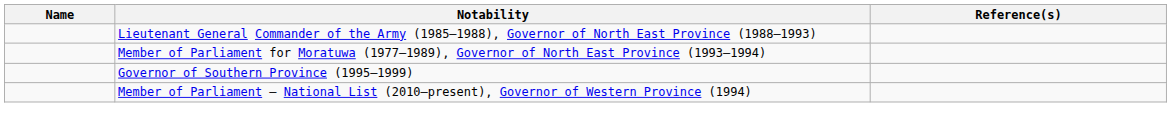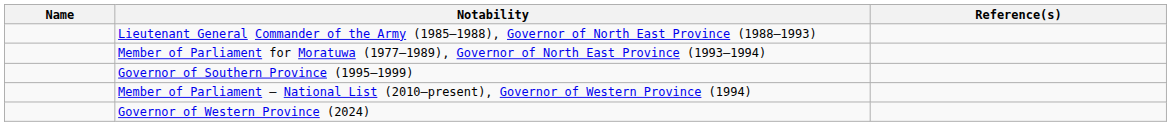+ row: (244, 112)
